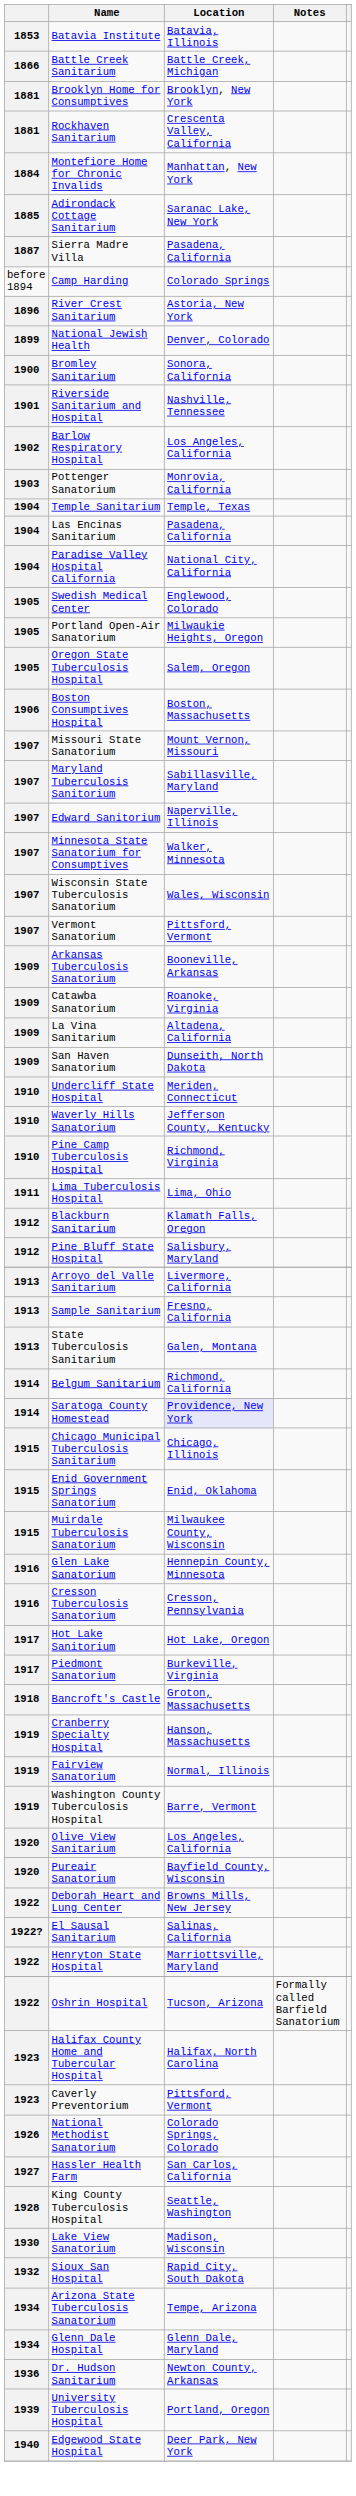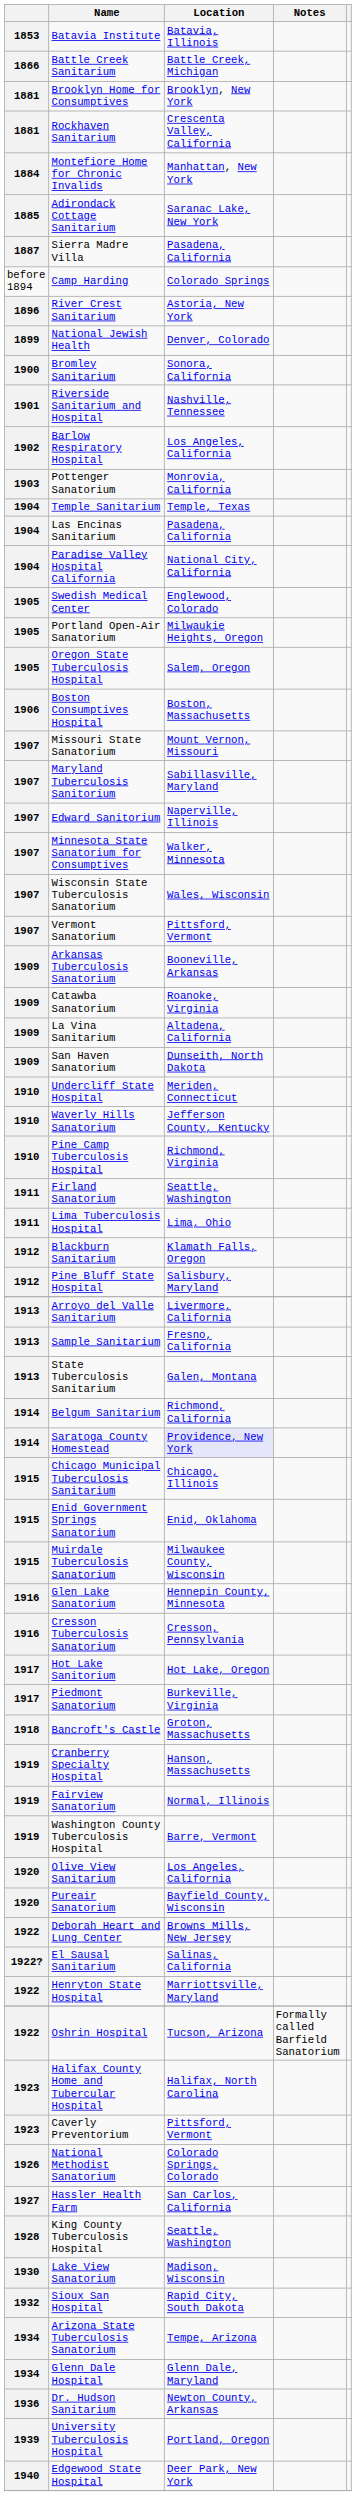+ row: (84, 1193)
